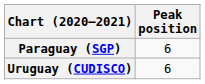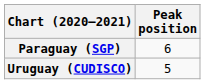(168, 68) 6 -> (168, 68) 5
